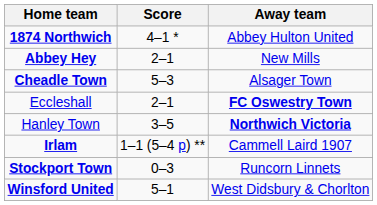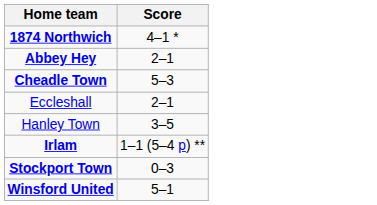- column: (290, 15)
